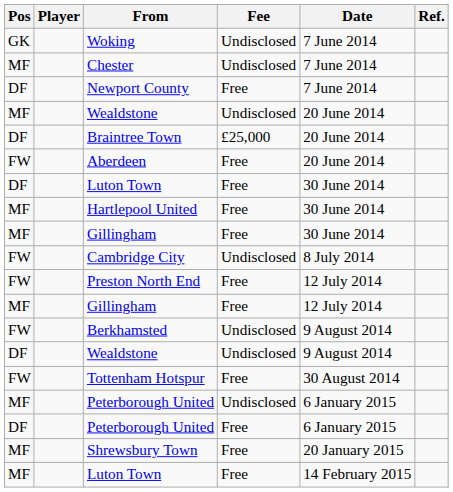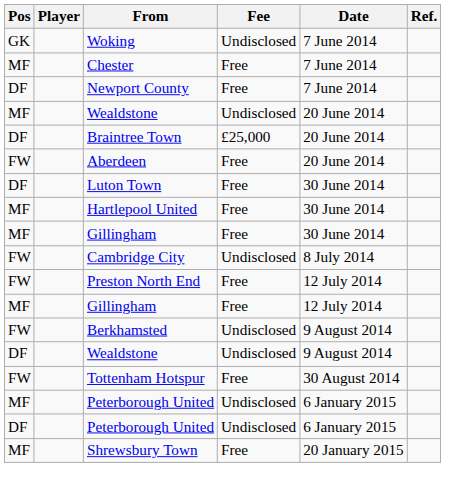(259, 64) Undisclosed -> (235, 64) Free
(235, 426) Free -> (259, 426) Undisclosed
- row: (19, 474)
